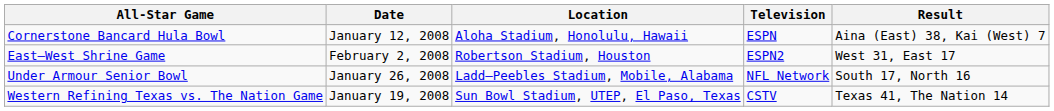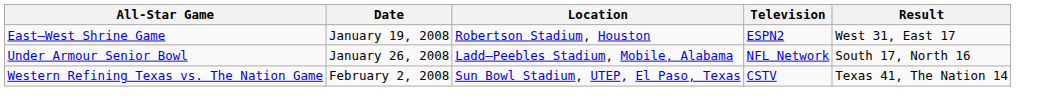- row: (116, 35)
(389, 55) February 2, 2008 -> (389, 35) January 19, 2008
(389, 96) January 19, 2008 -> (389, 76) February 2, 2008
